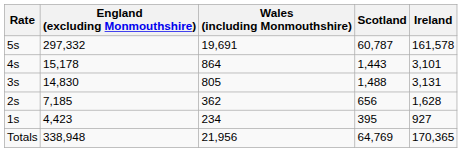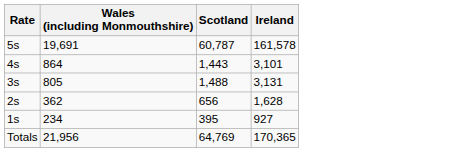- column: (120, 20)
